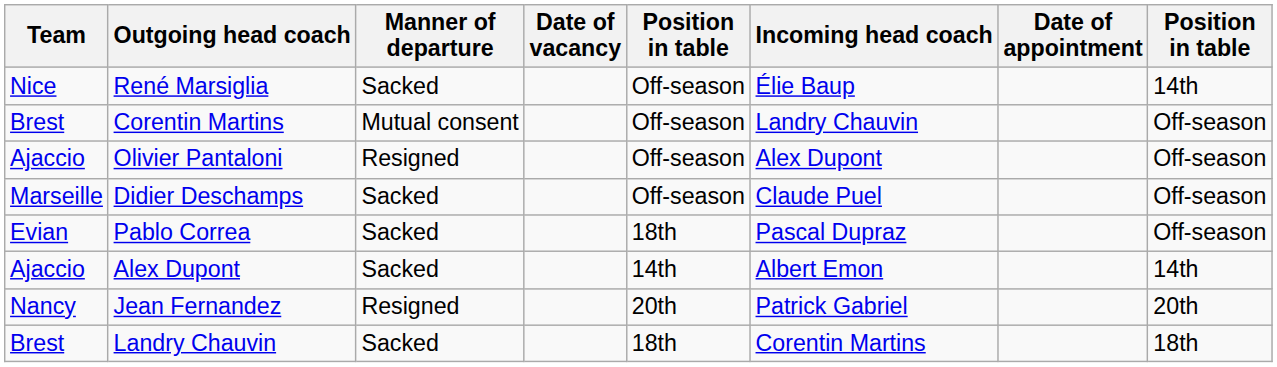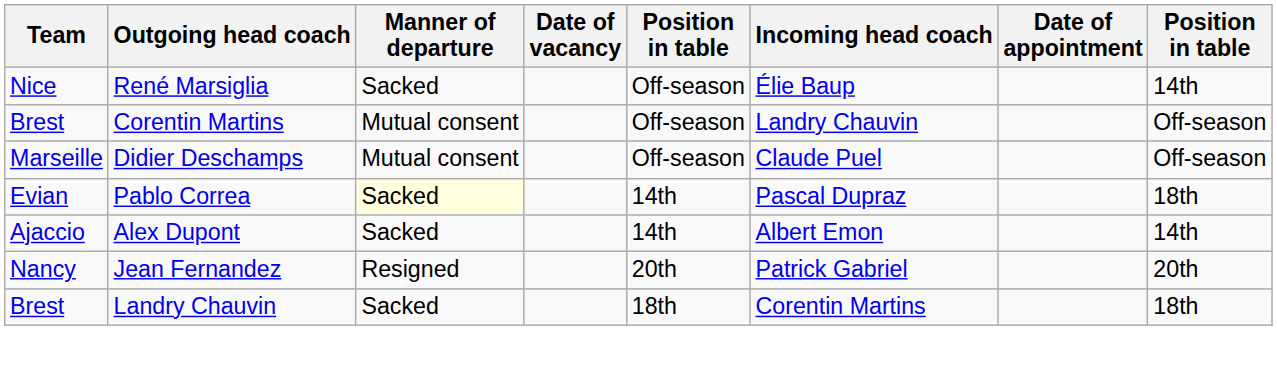- row: (198, 159)
(400, 196) Sacked -> (440, 159) Mutual consent
(400, 232) no background -> (400, 196) lightyellow background
(654, 232) 18th -> (654, 196) 14th
(1210, 232) Off-season -> (1176, 196) 18th
